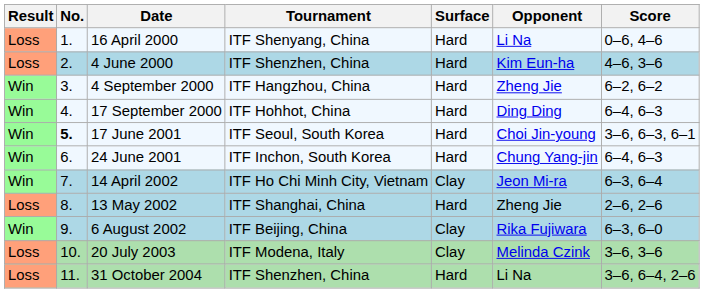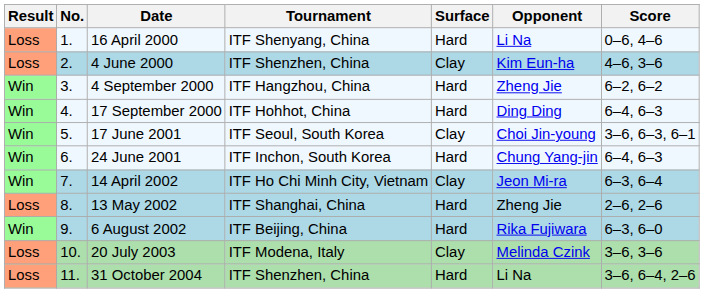(451, 63) Hard -> (450, 63) Clay
(66, 134) bold -> (66, 134) normal
(451, 134) Hard -> (450, 134) Clay
(450, 228) Clay -> (451, 228) Hard
